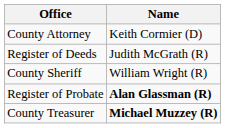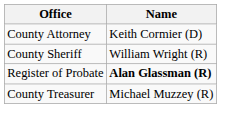- row: (52, 53)
(163, 113) bold -> (161, 93) normal
